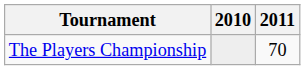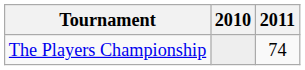(277, 49) 70 -> (277, 49) 74
